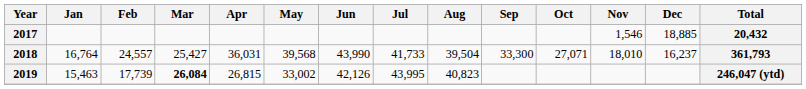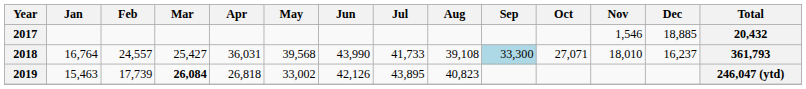(462, 54) 39,504 -> (462, 54) 39,108
(517, 54) no background -> (517, 54) lightblue background
(245, 74) 26,815 -> (245, 74) 26,818
(408, 74) 43,995 -> (408, 74) 43,895
